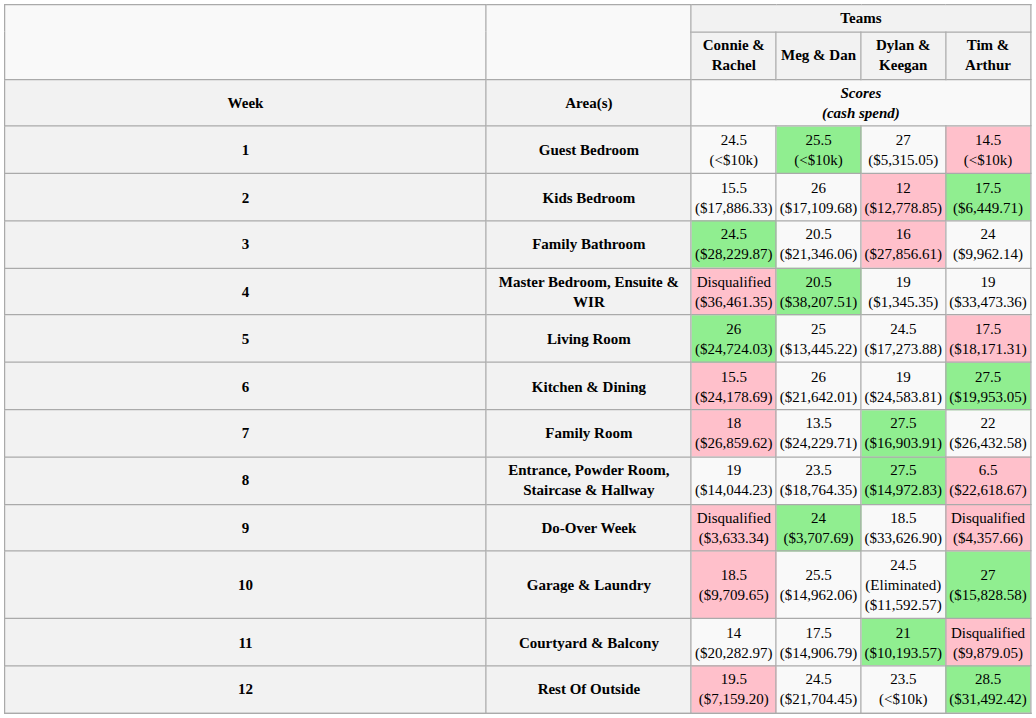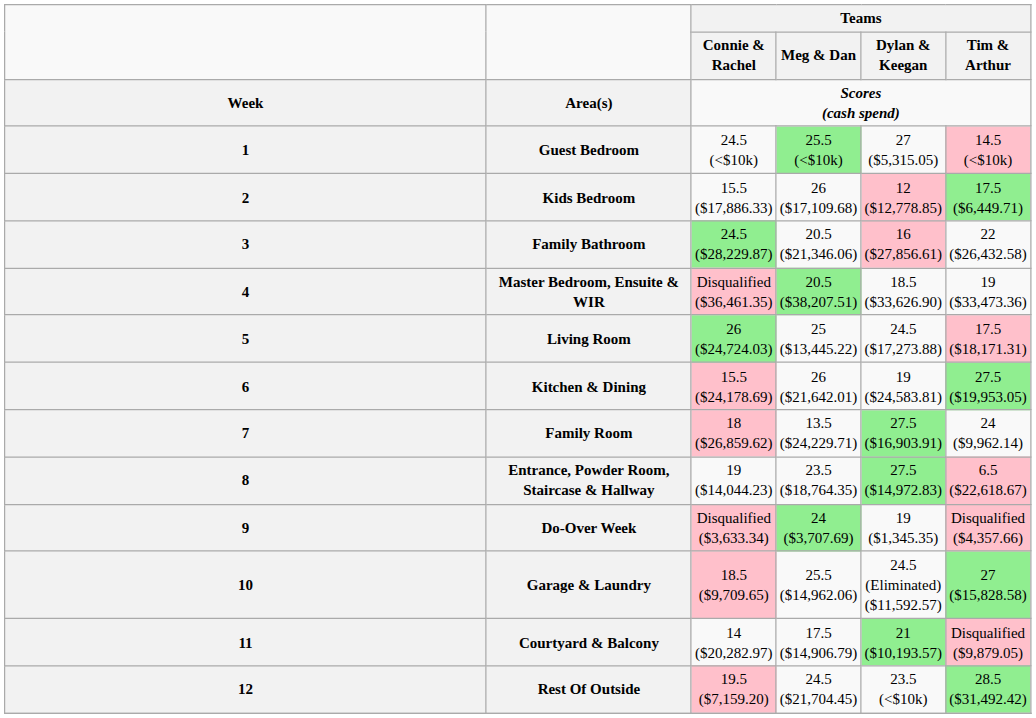(988, 244) 24 ($9,962.14) -> (988, 244) 22 ($26,432.58)
(903, 292) 19 ($1,345.35) -> (903, 292) 18.5 ($33,626.90)
(988, 433) 22 ($26,432.58) -> (988, 433) 24 ($9,962.14)
(903, 528) 18.5 ($33,626.90) -> (903, 528) 19 ($1,345.35)
